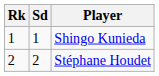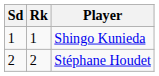columns swapped: (40, 15) <-> (17, 15)
